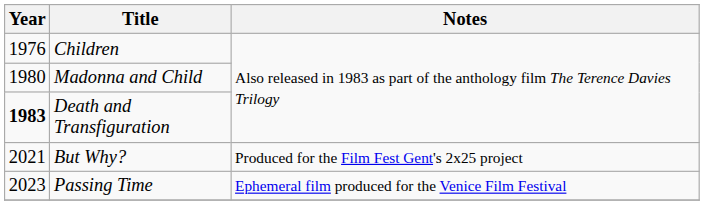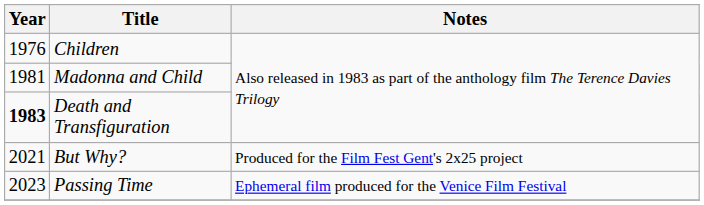(27, 77) 1980 -> (27, 77) 1981
